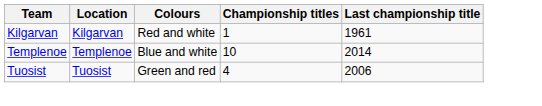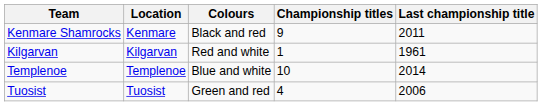+ row: (64, 33)
